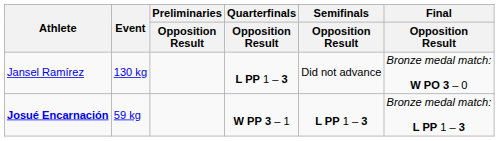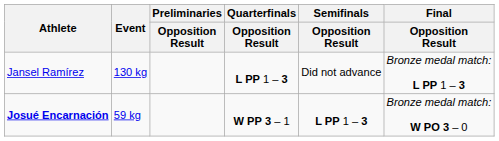(439, 73) Bronze medal match: W PO 3 – 0 -> (439, 73) Bronze medal match: L PP 1 – 3
(439, 115) Bronze medal match: L PP 1 – 3 -> (439, 115) Bronze medal match: W PO 3 – 0
